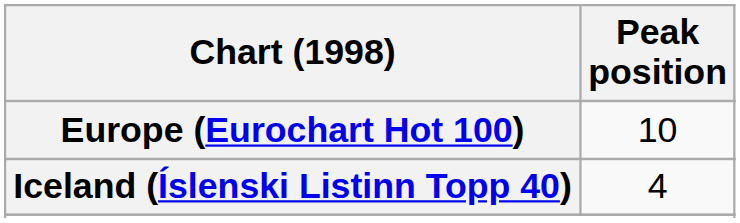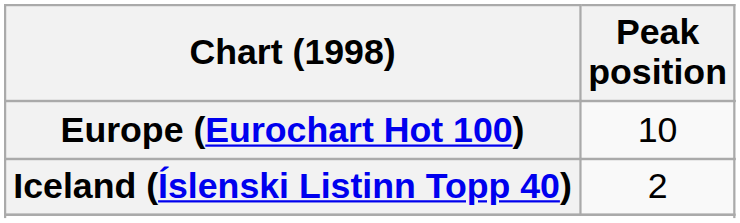(658, 186) 4 -> (658, 186) 2
